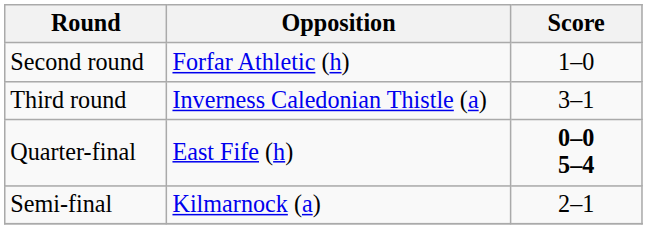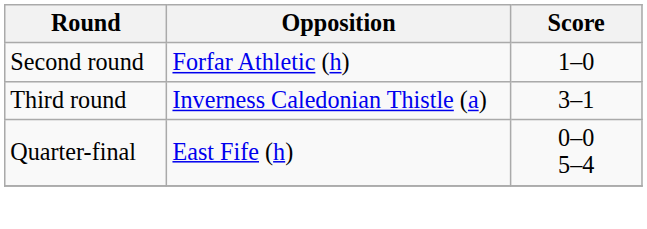(576, 152) bold -> (576, 152) normal
- row: (61, 204)
